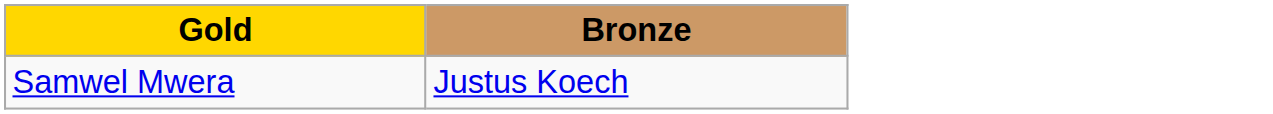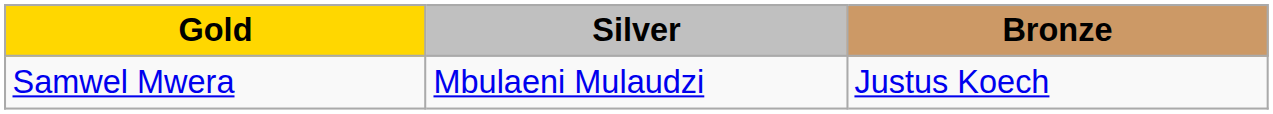+ column: (636, 30)
